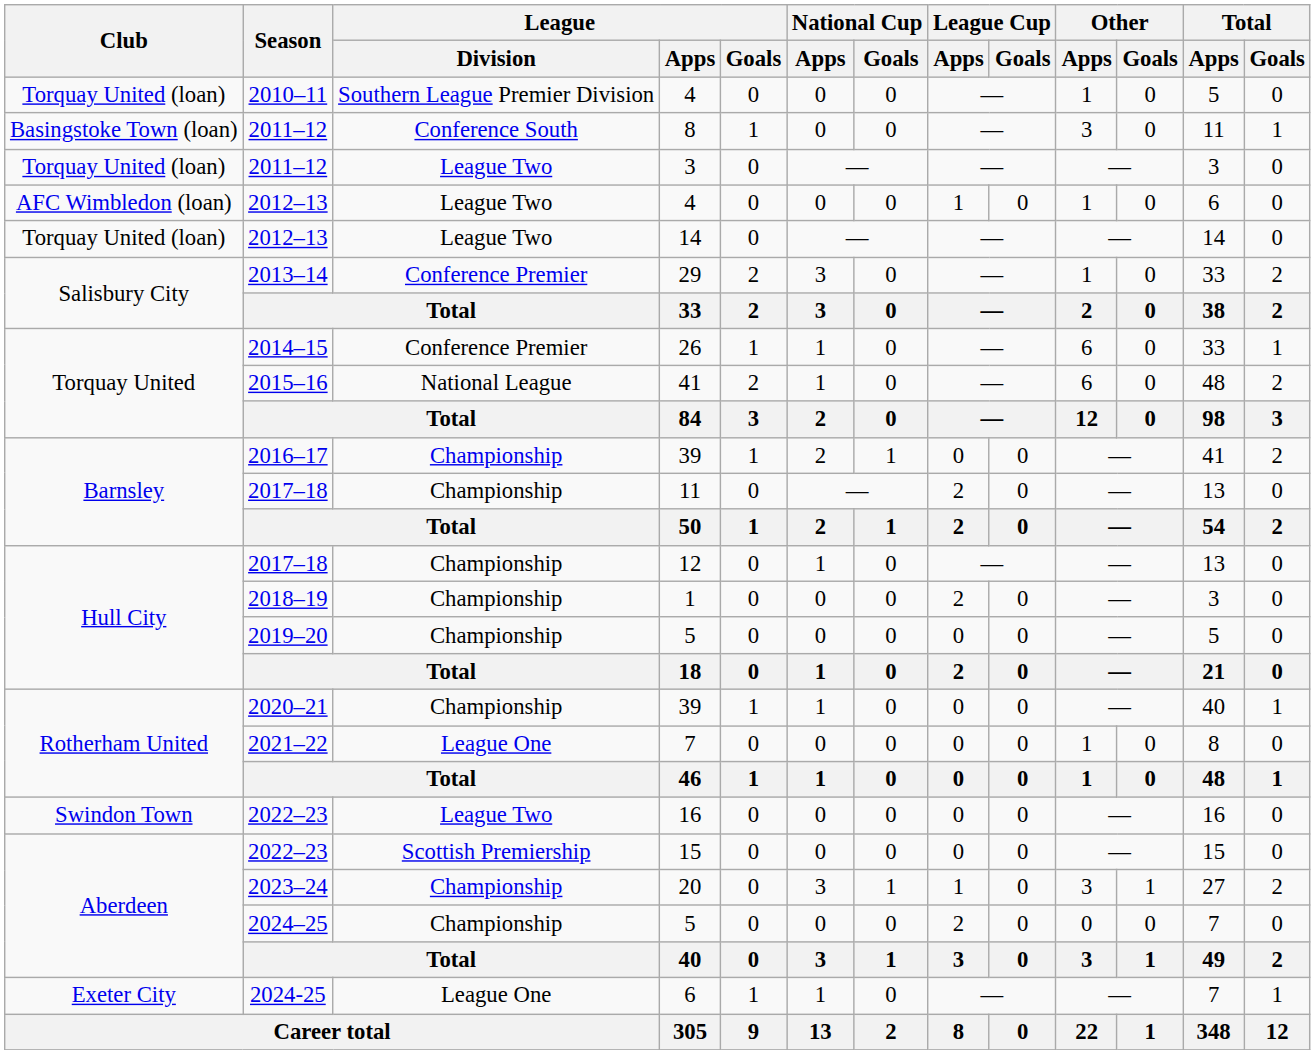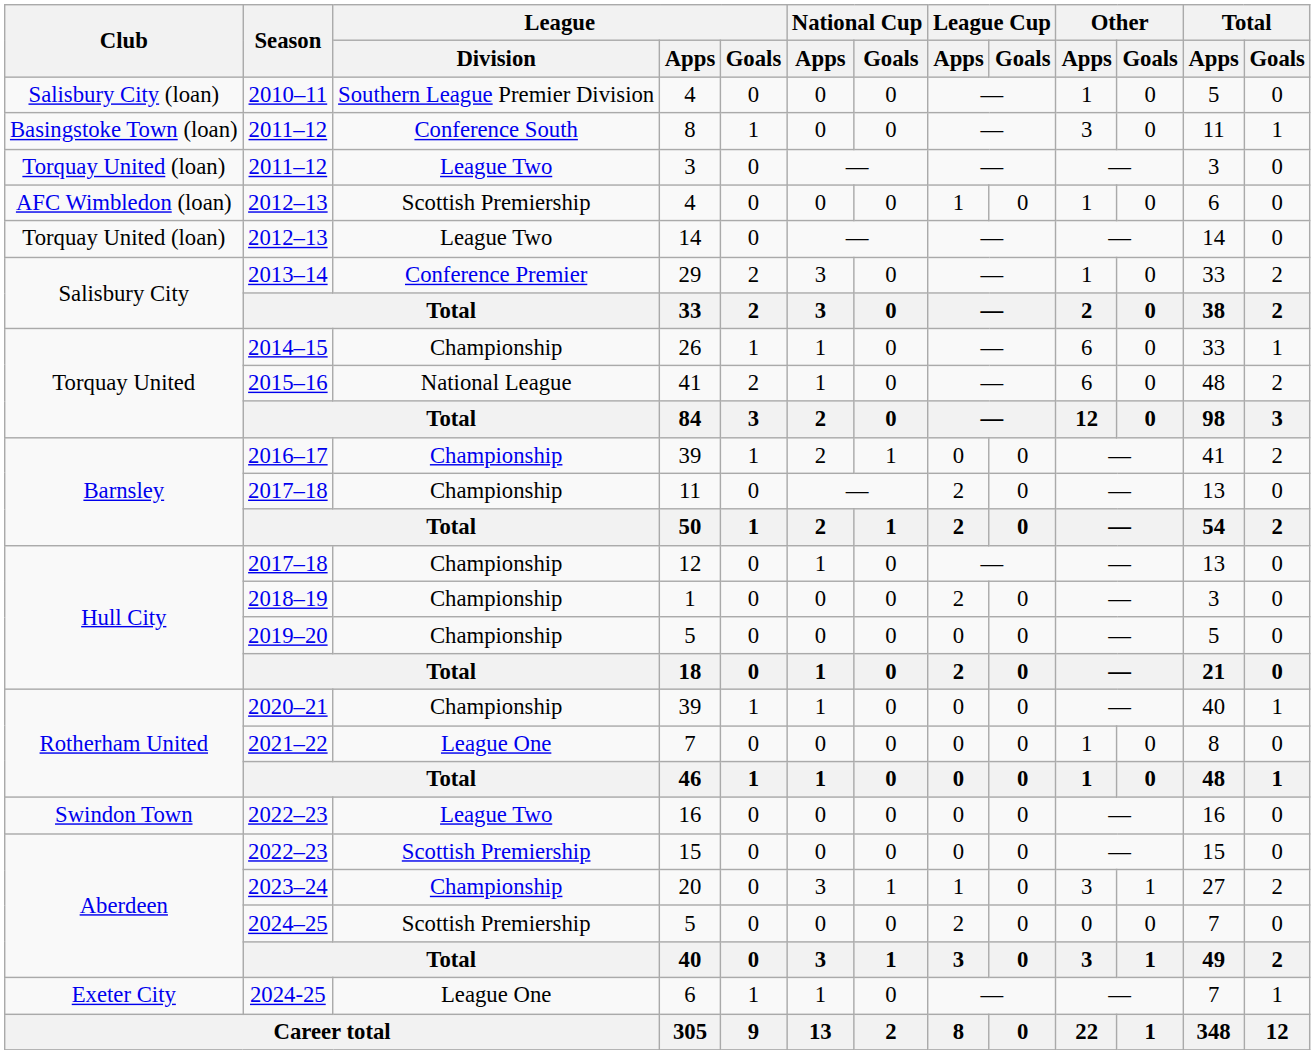(124, 94) Torquay United (loan) -> (124, 94) Salisbury City (loan)
(496, 202) League Two -> (496, 202) Scottish Premiership
(496, 346) Conference Premier -> (496, 346) Championship
(496, 923) Championship -> (496, 923) Scottish Premiership
